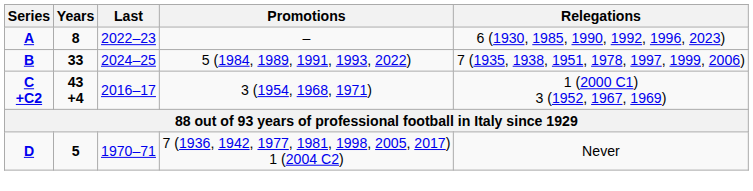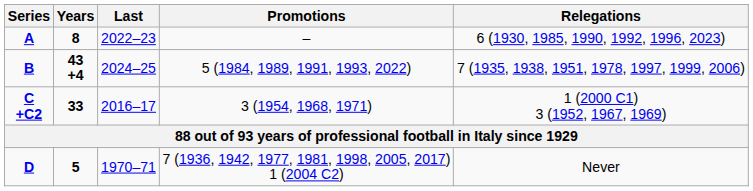(76, 61) 33 -> (76, 68) 43 +4
(76, 91) 43 +4 -> (76, 106) 33
